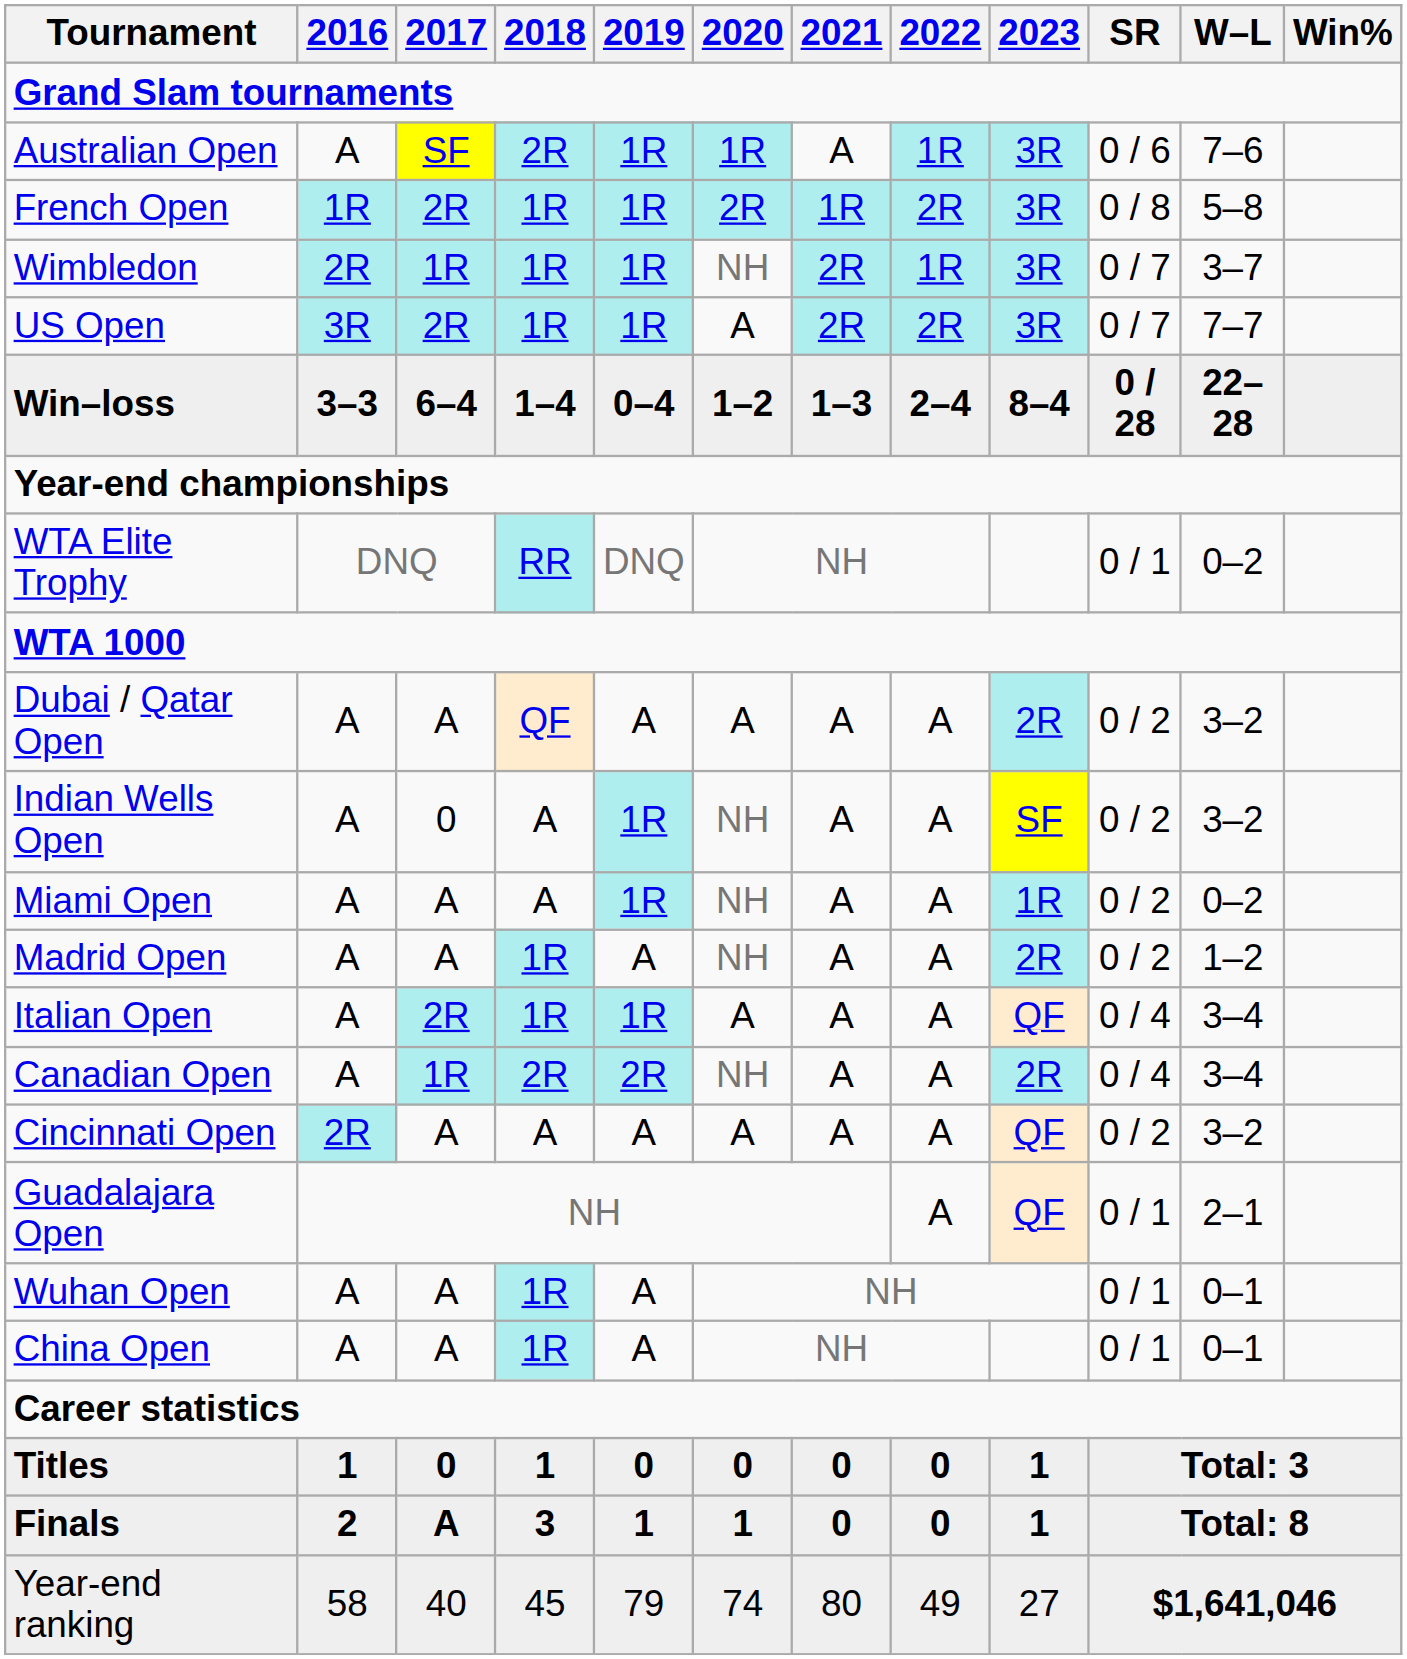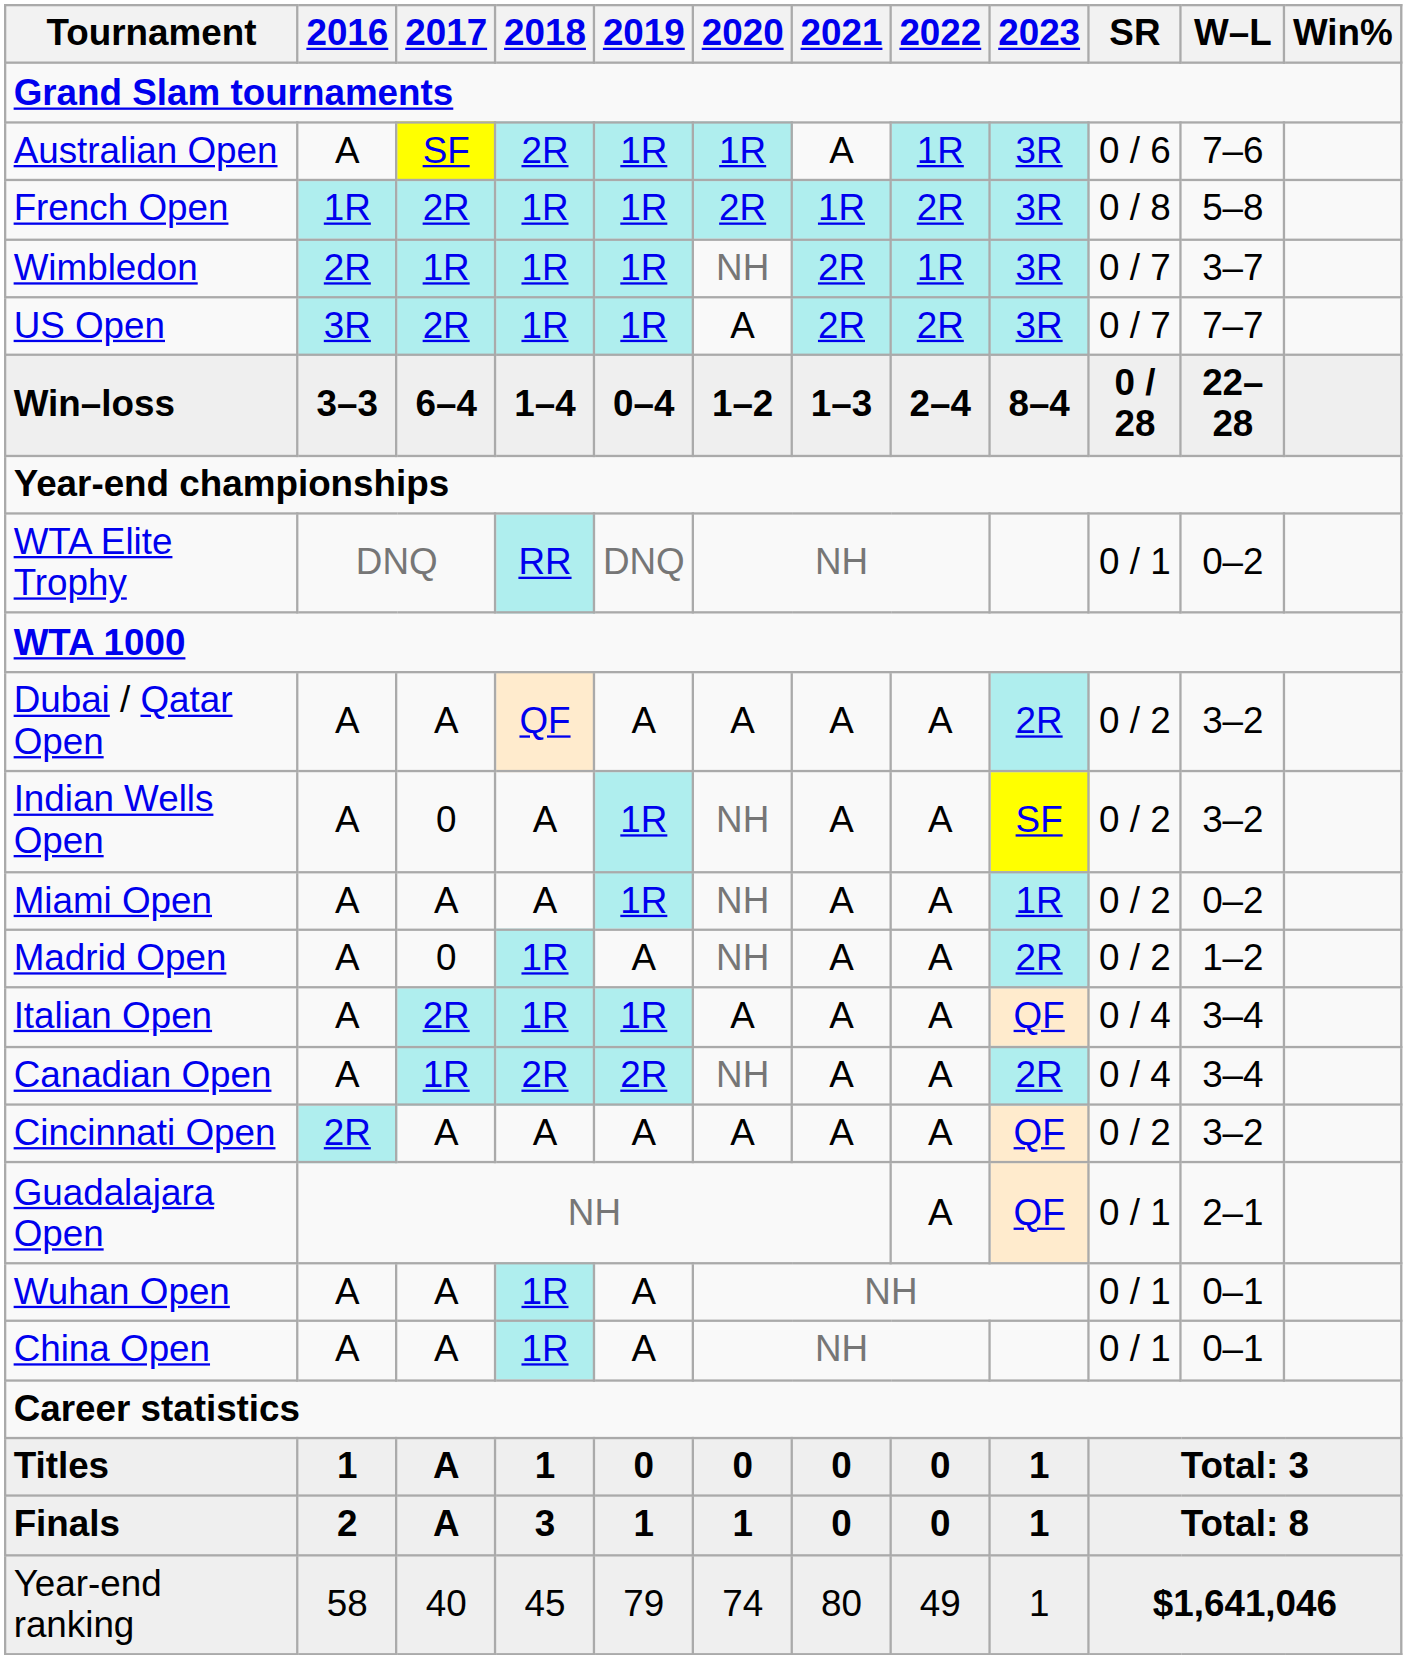(446, 957) A -> (446, 957) 0
(446, 1466) 0 -> (446, 1466) A
(1039, 1603) 27 -> (1039, 1603) 1
